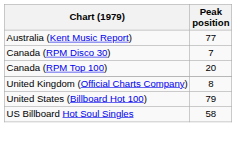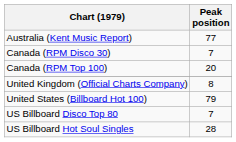+ row: (62, 114)
(211, 114) 58 -> (211, 129) 28
